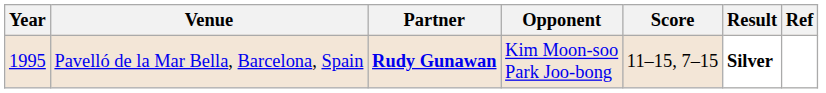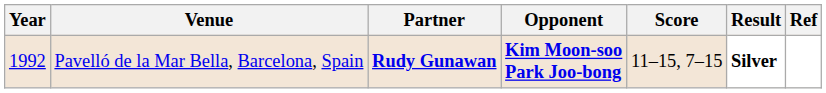(27, 61) 1995 -> (27, 61) 1992
(562, 61) normal -> (564, 61) bold
